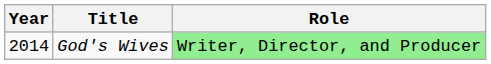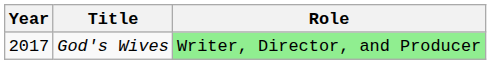(29, 46) 2014 -> (29, 46) 2017
